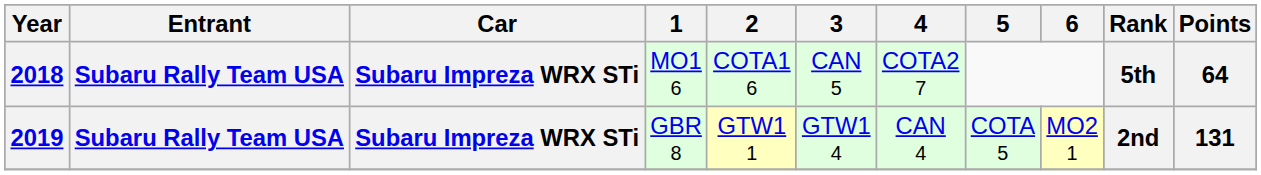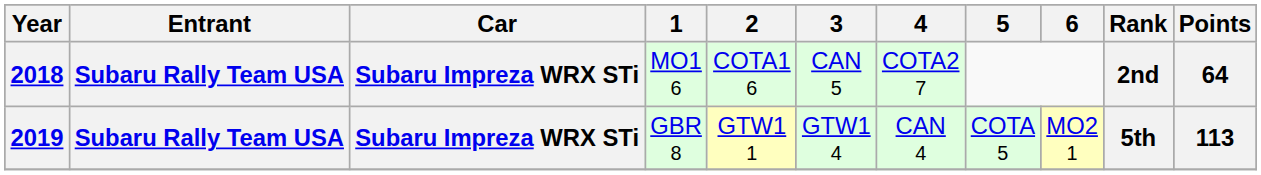(1138, 74) 5th -> (1138, 74) 2nd
(1138, 138) 2nd -> (1138, 138) 5th
(1215, 138) 131 -> (1215, 138) 113
